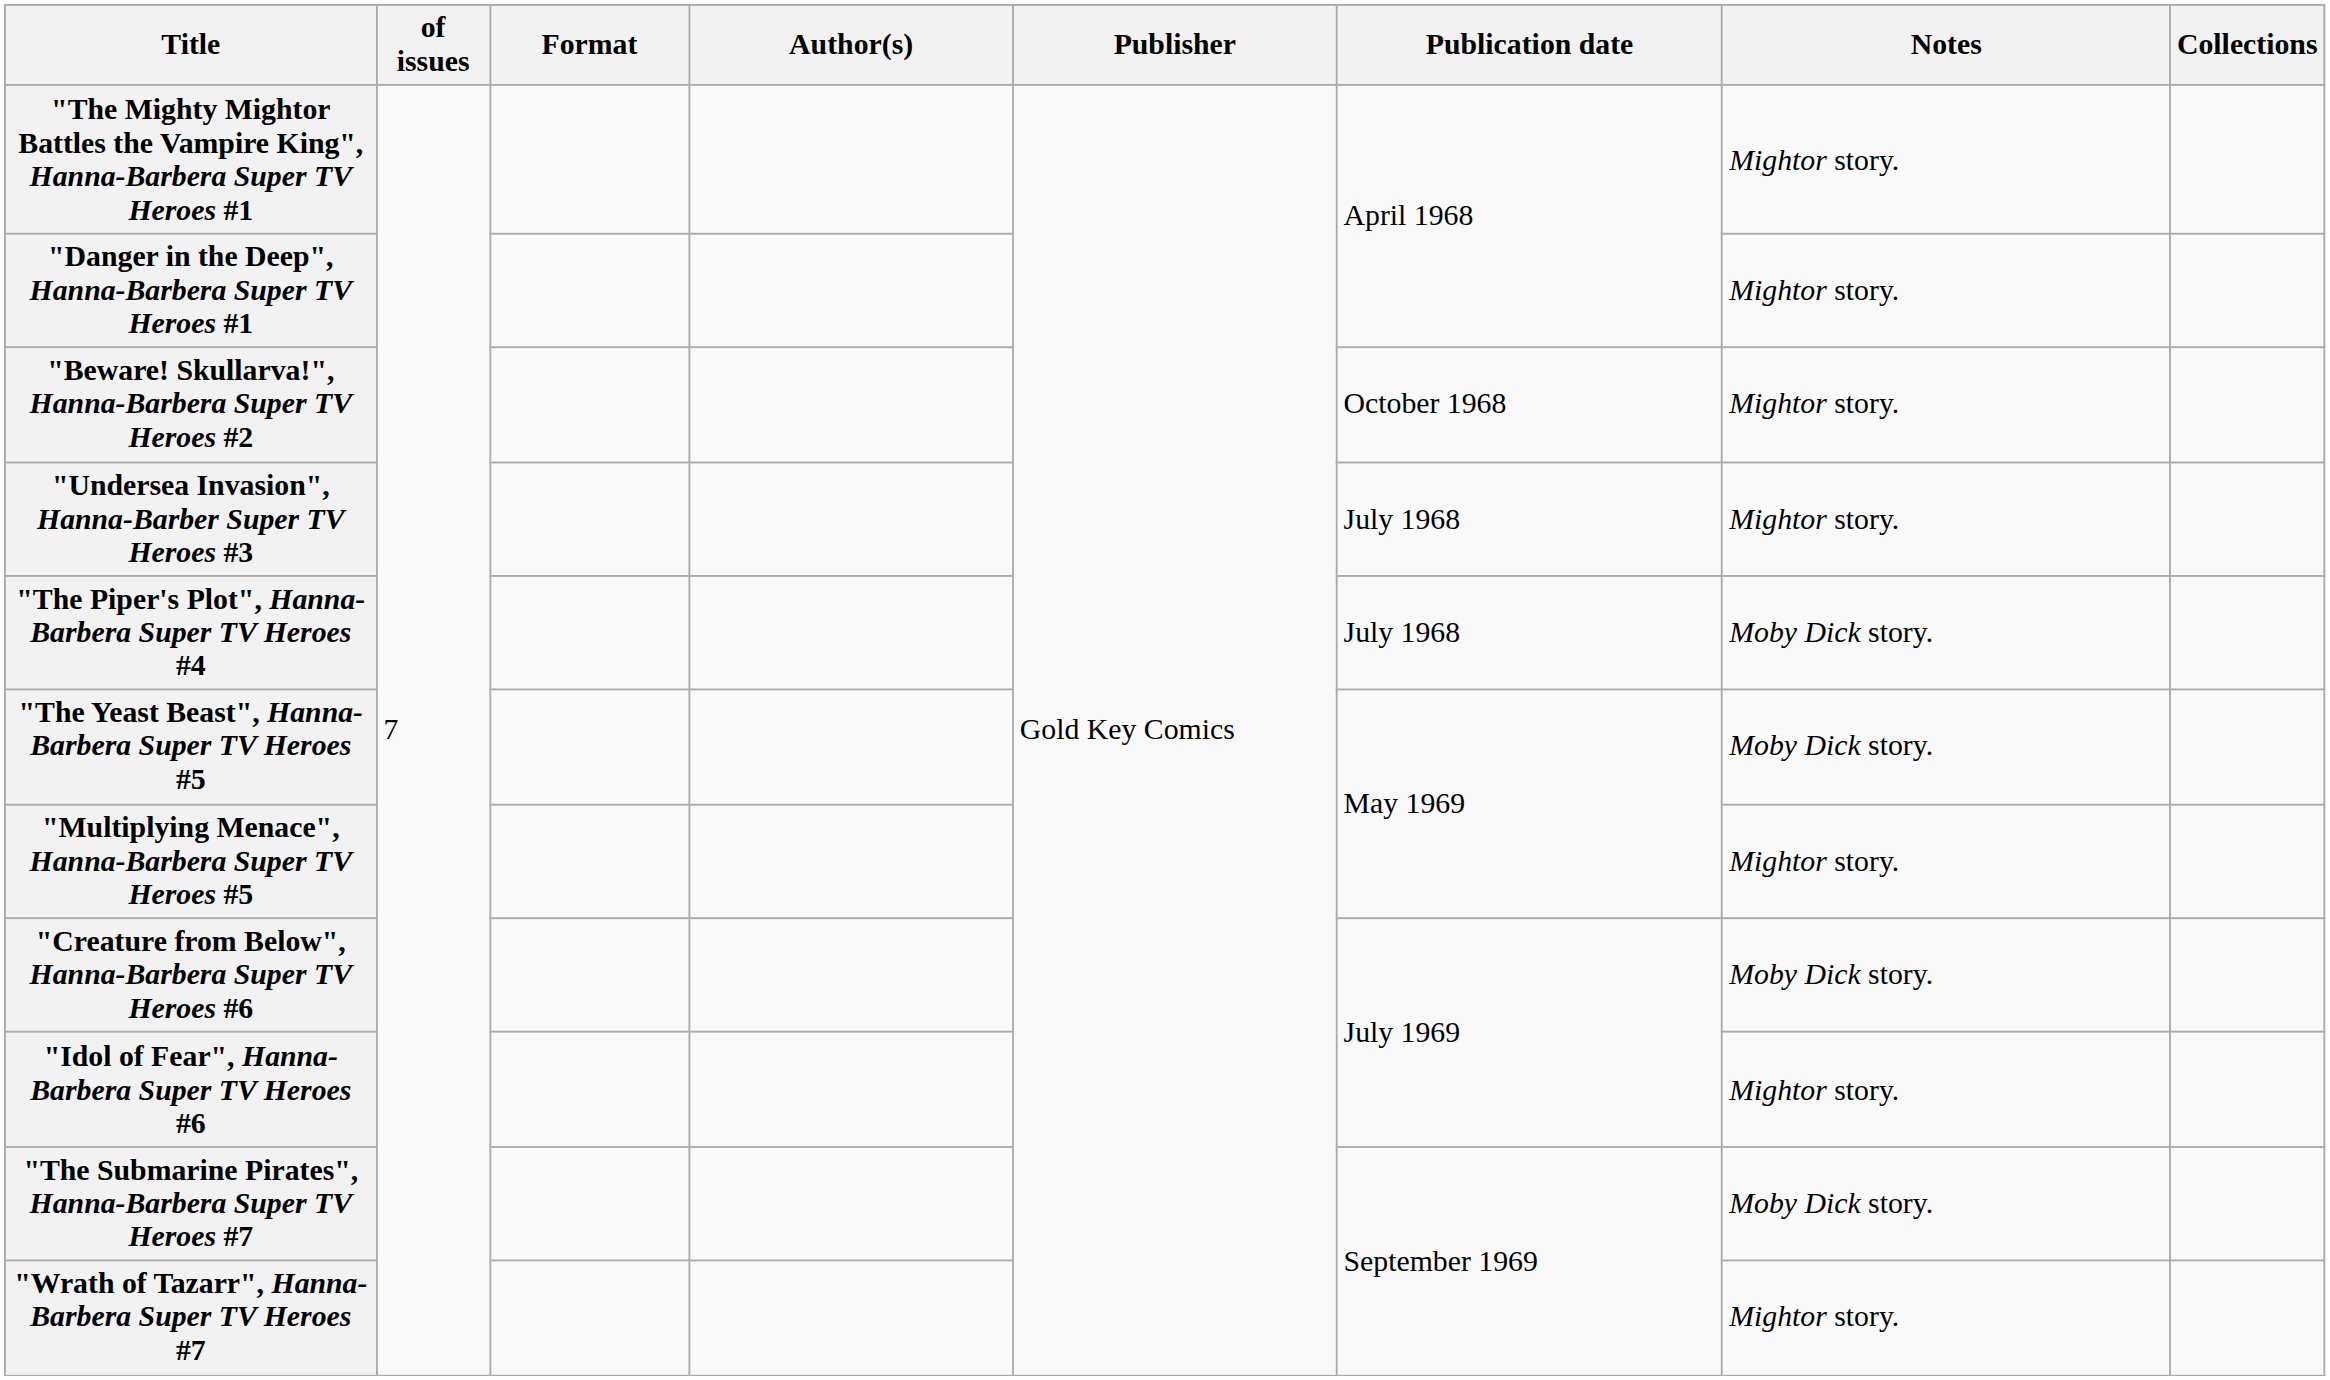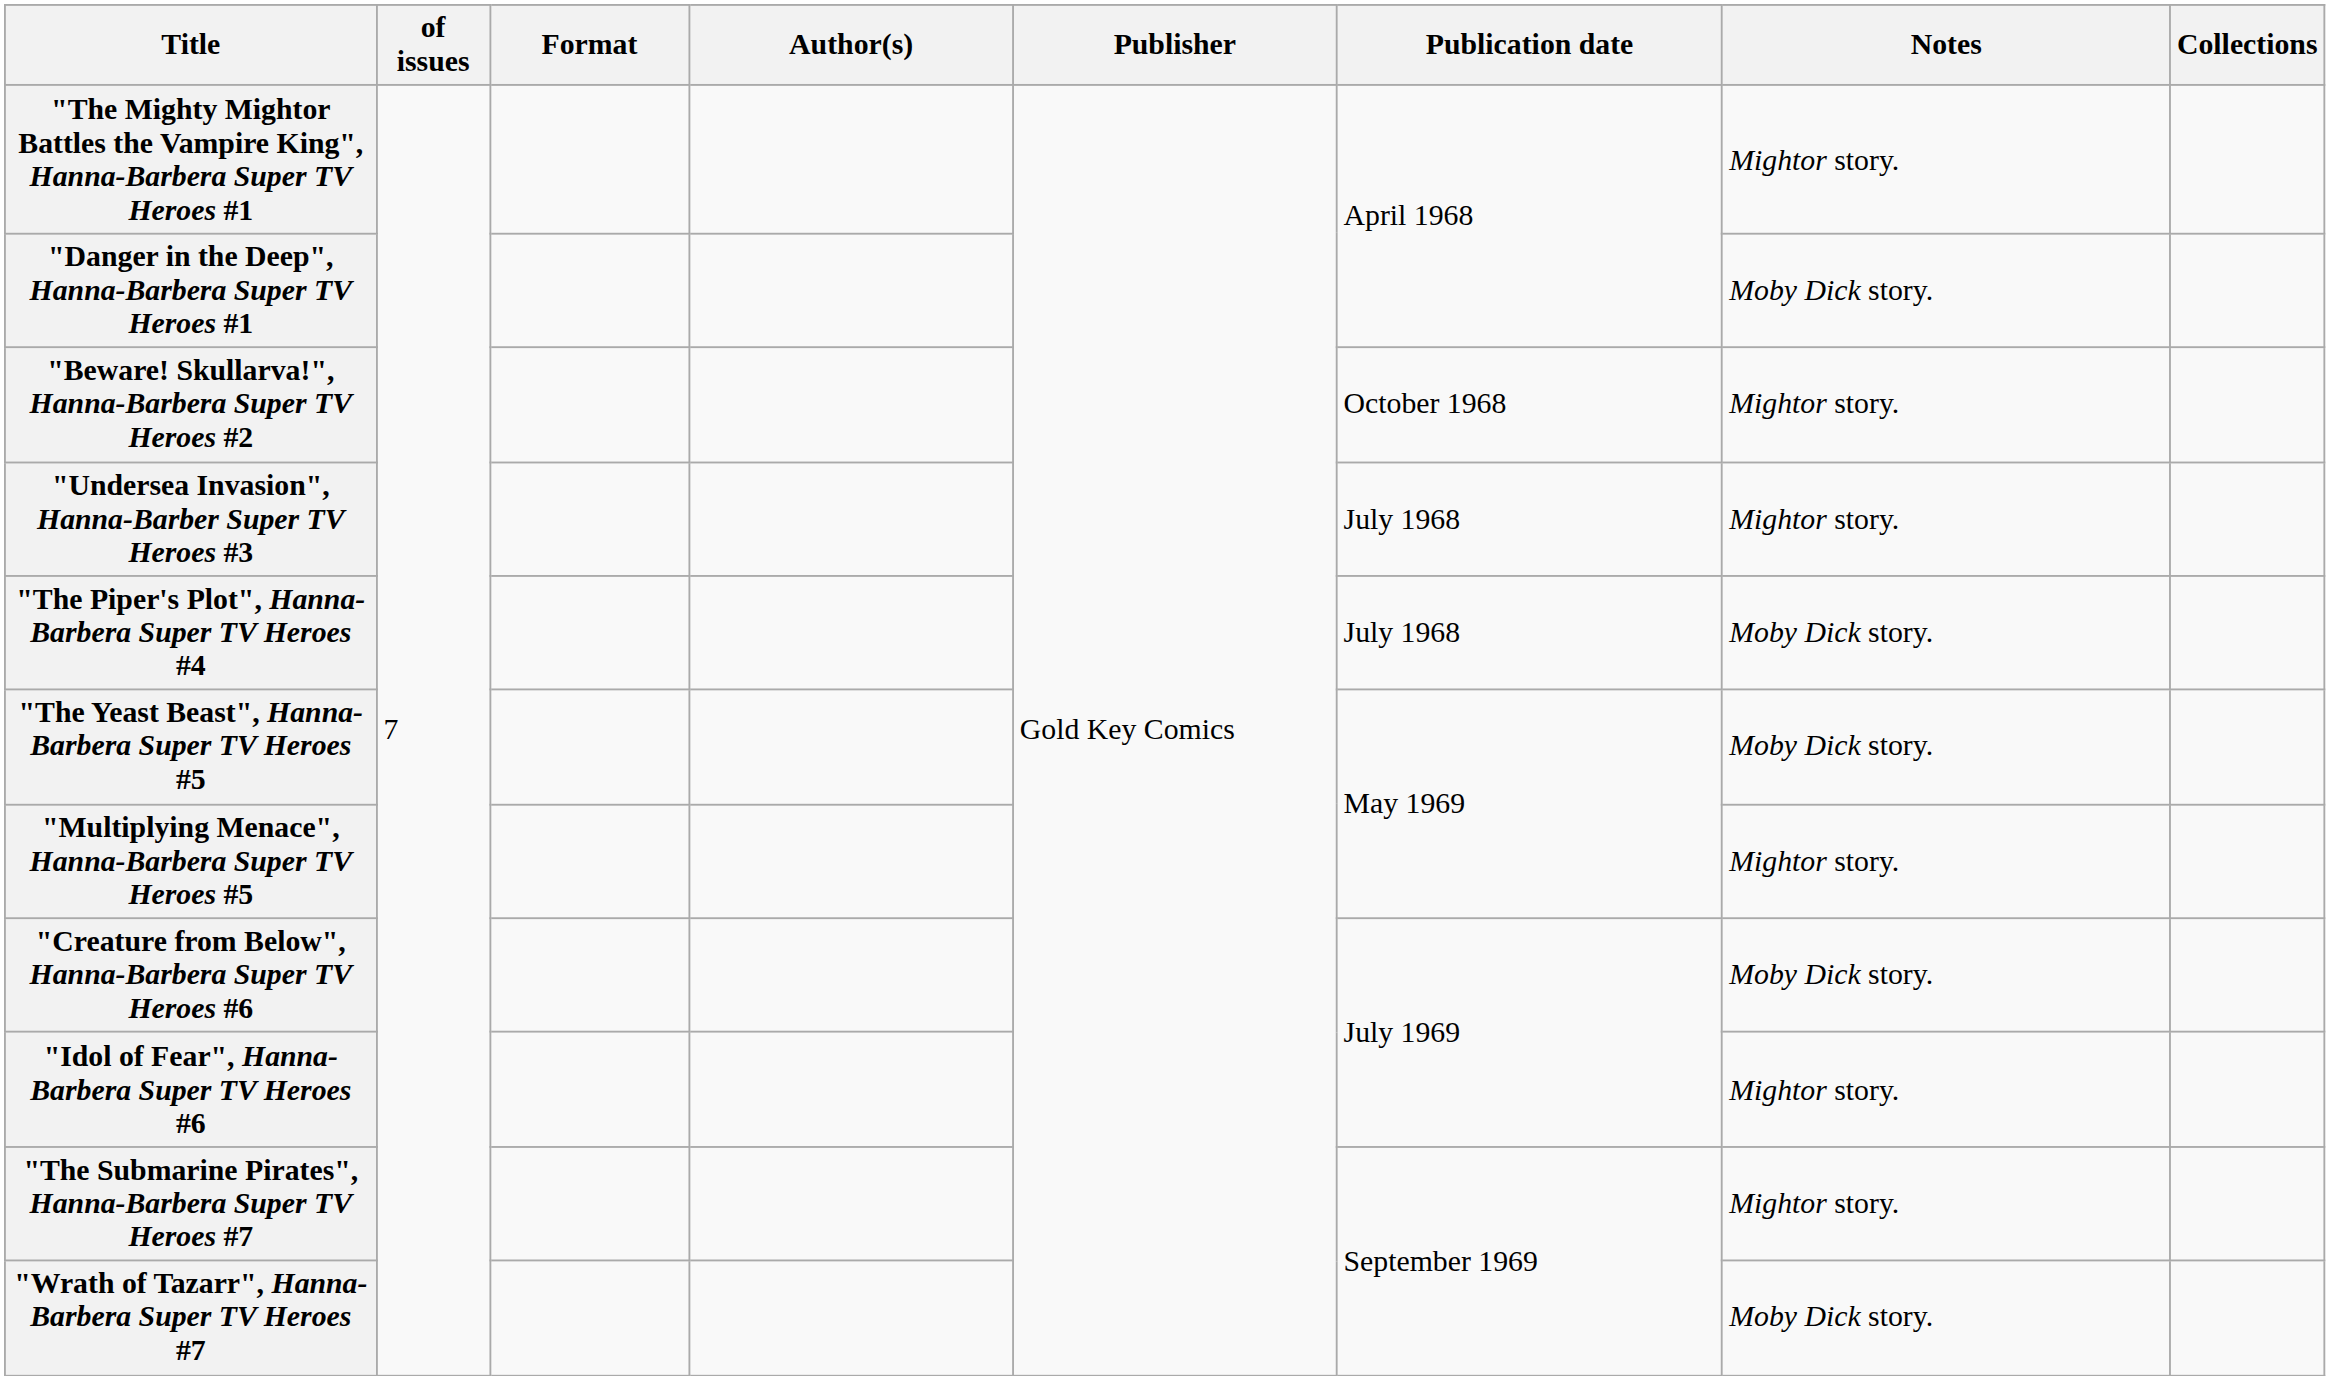(1814, 289) Mightor story. -> (1831, 289) Moby Dick story.
(1831, 1203) Moby Dick story. -> (1814, 1203) Mightor story.
(1814, 1317) Mightor story. -> (1831, 1317) Moby Dick story.
